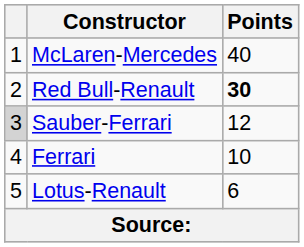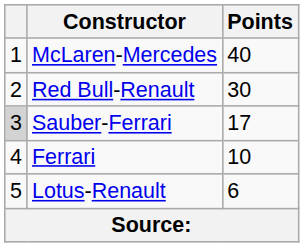(239, 89) bold -> (239, 89) normal
(239, 123) 12 -> (239, 123) 17
